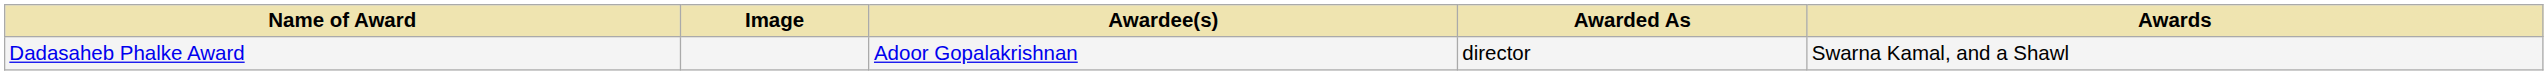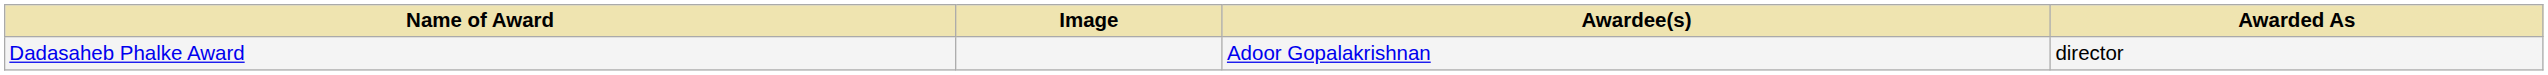- column: (2175, 20)
